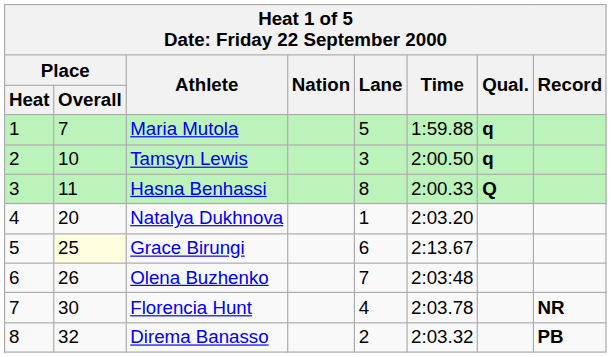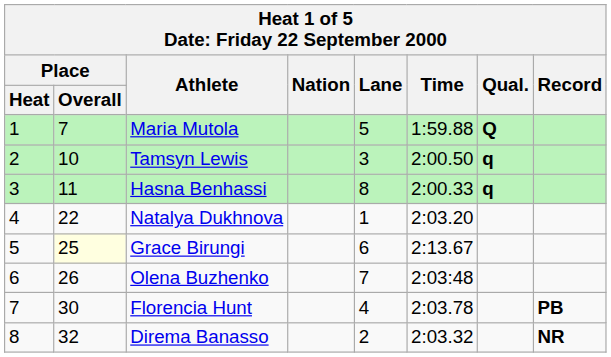(488, 129) q -> (489, 129) Q
(489, 188) Q -> (488, 188) q
(69, 218) 20 -> (69, 218) 22
(551, 307) NR -> (551, 307) PB
(551, 337) PB -> (551, 337) NR
